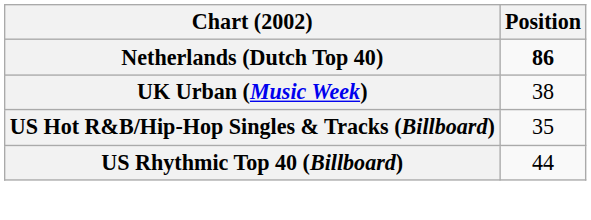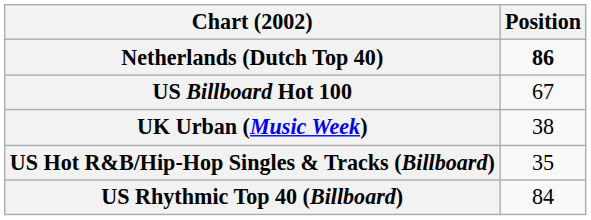+ row: (252, 92)
(543, 162) 44 -> (543, 197) 84
